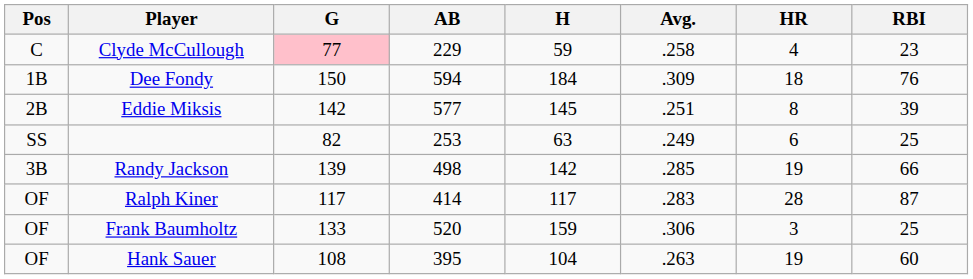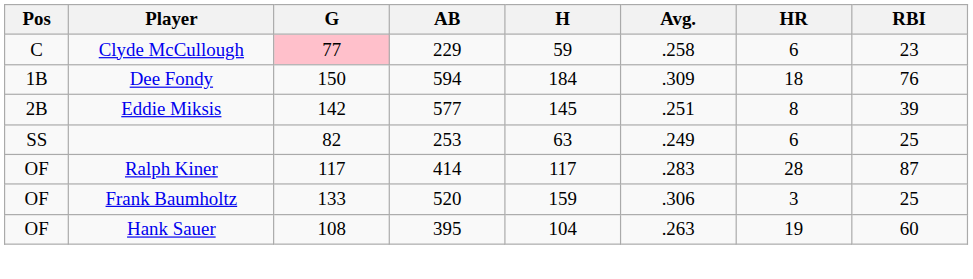(794, 49) 4 -> (794, 49) 6
- row: (171, 169)
